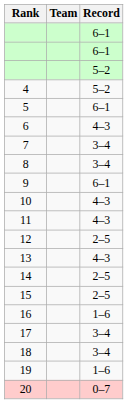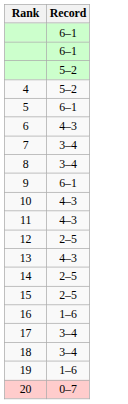- column: (63, 13)
